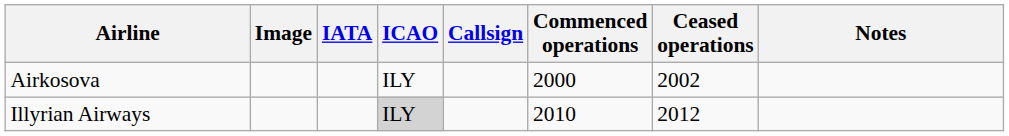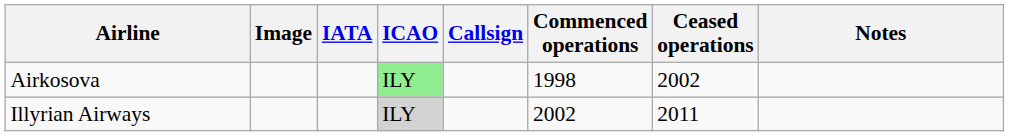(399, 79) no background -> (399, 79) lightgreen background
(554, 79) 2000 -> (554, 79) 1998
(554, 113) 2010 -> (554, 113) 2002
(679, 113) 2012 -> (678, 113) 2011
